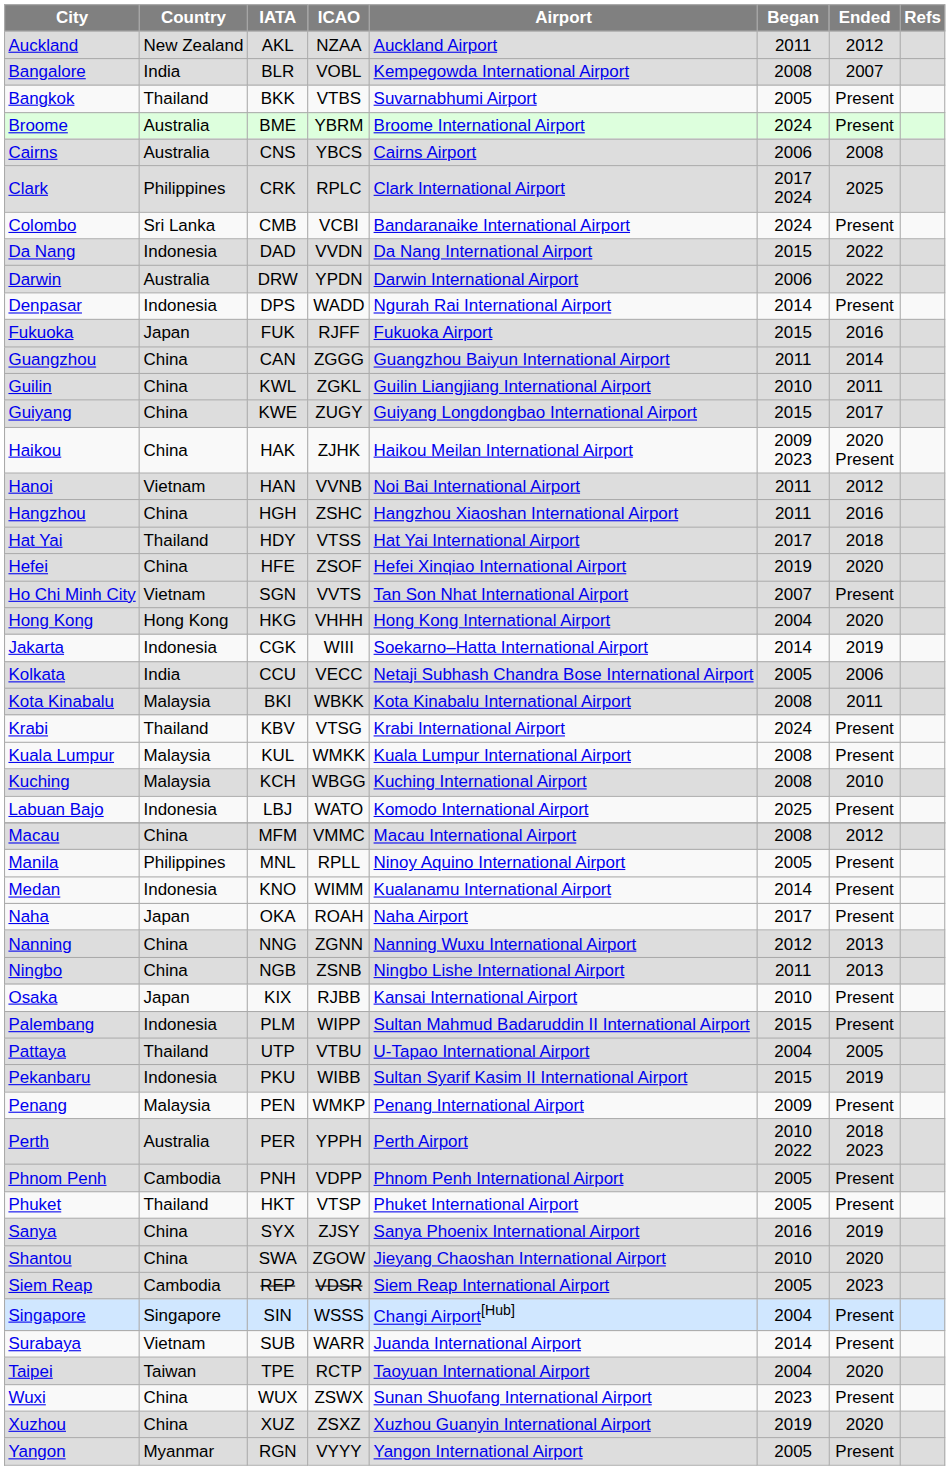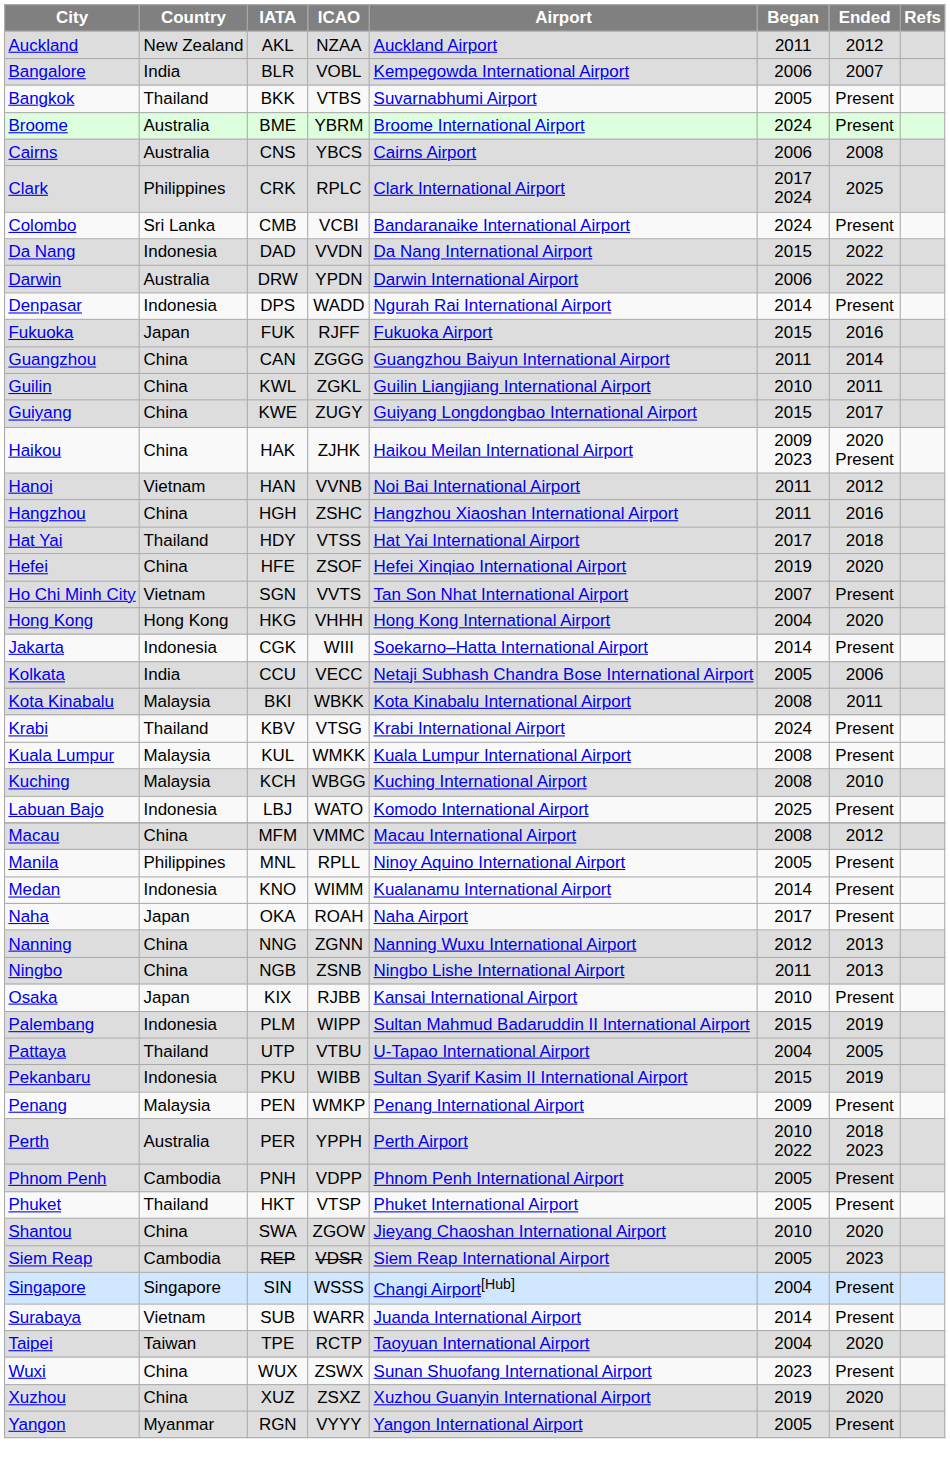(793, 71) 2008 -> (793, 71) 2006
(865, 647) 2019 -> (865, 647) Present
(865, 1024) Present -> (865, 1024) 2019
- row: (32, 1231)
